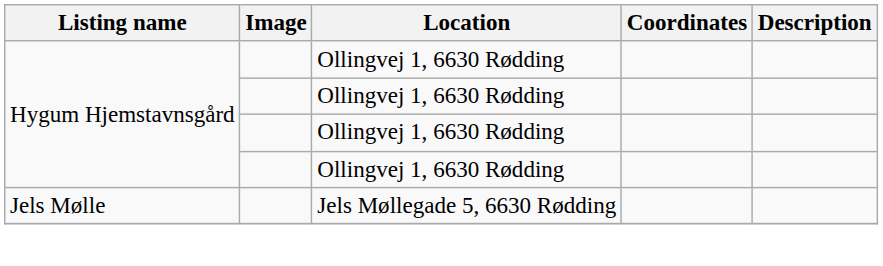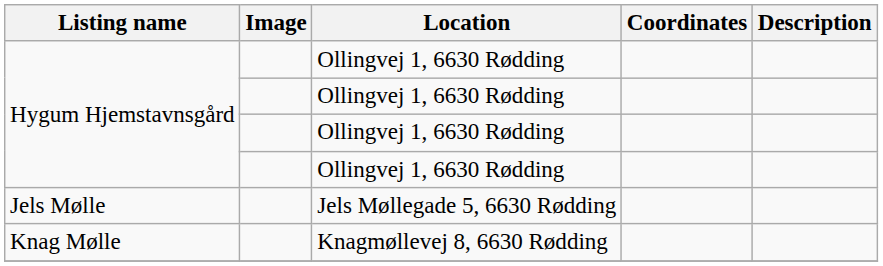+ row: (65, 242)
